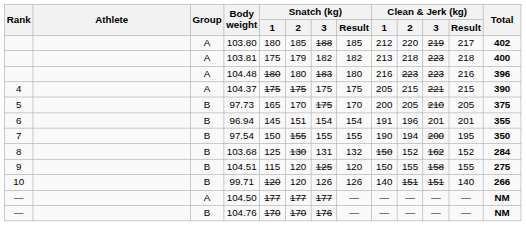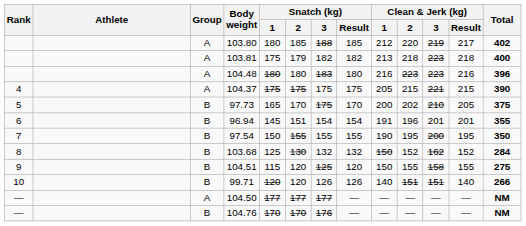(410, 105) 205 -> (410, 105) 202
(410, 136) 194 -> (410, 136) 195
(324, 151) 131 -> (324, 151) 132
